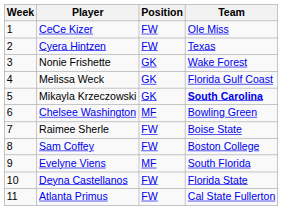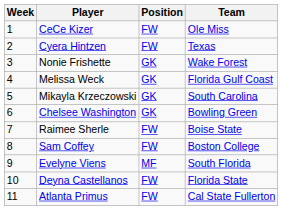(225, 96) bold -> (223, 96) normal
(149, 113) MF -> (149, 113) GK
